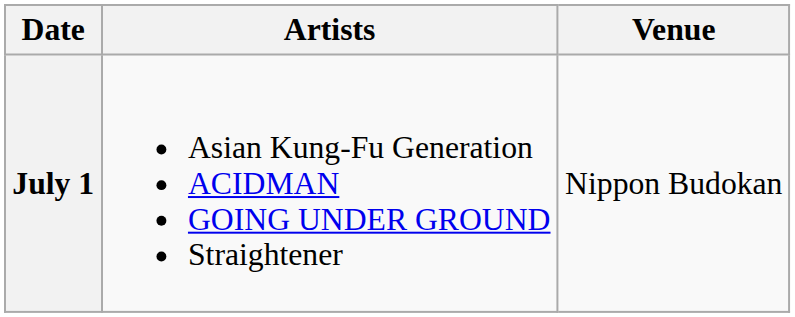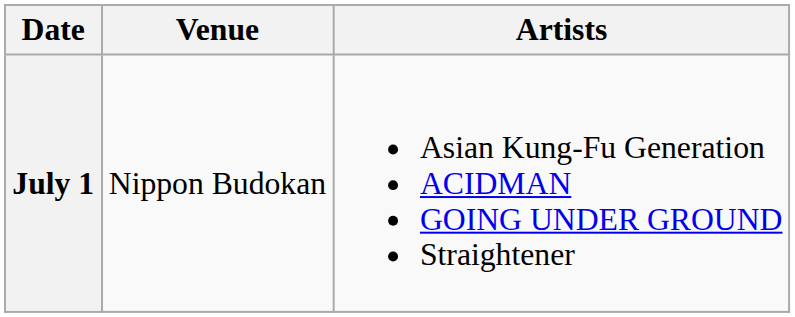columns swapped: (674, 29) <-> (330, 29)
